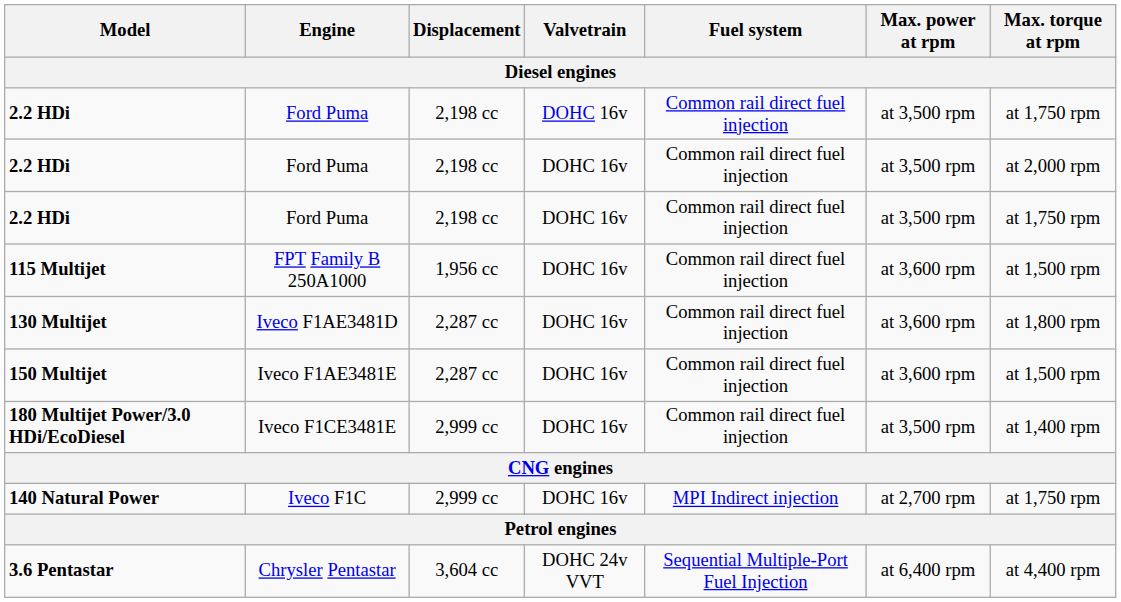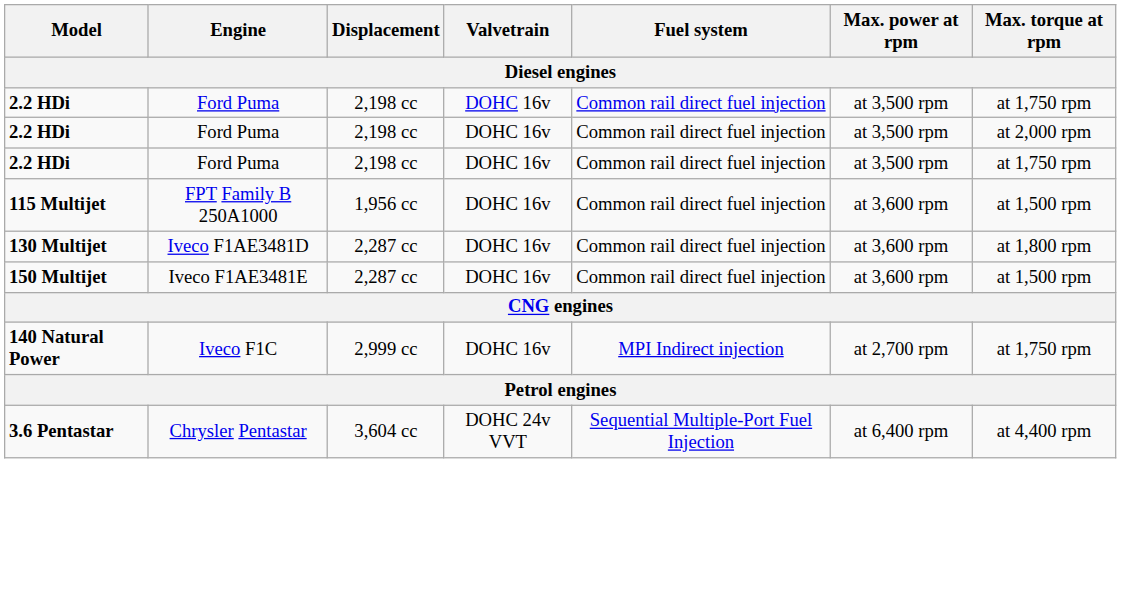- row: (100, 426)
